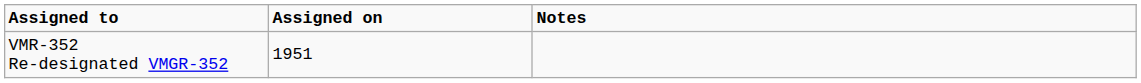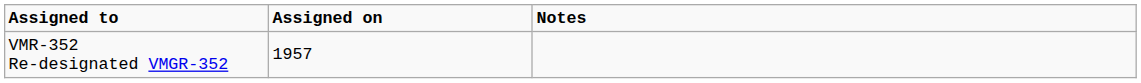(292, 55) 1951 -> (292, 55) 1957
